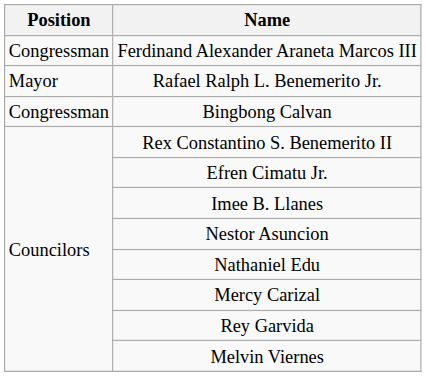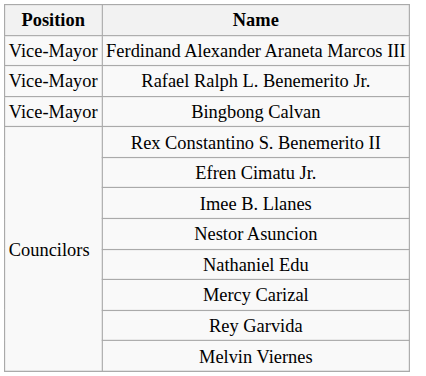(59, 50) Congressman -> (53, 50) Vice-Mayor
(33, 81) Mayor -> (53, 81) Vice-Mayor
(59, 111) Congressman -> (53, 111) Vice-Mayor
